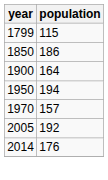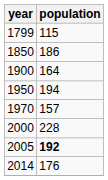+ row: (20, 128)
(49, 128) normal -> (49, 147) bold
